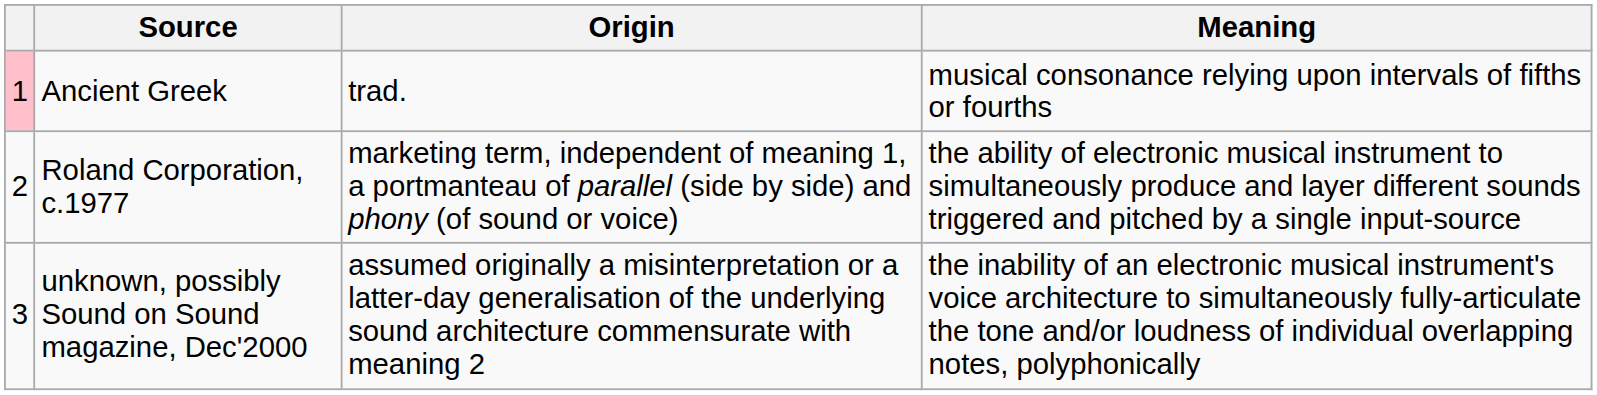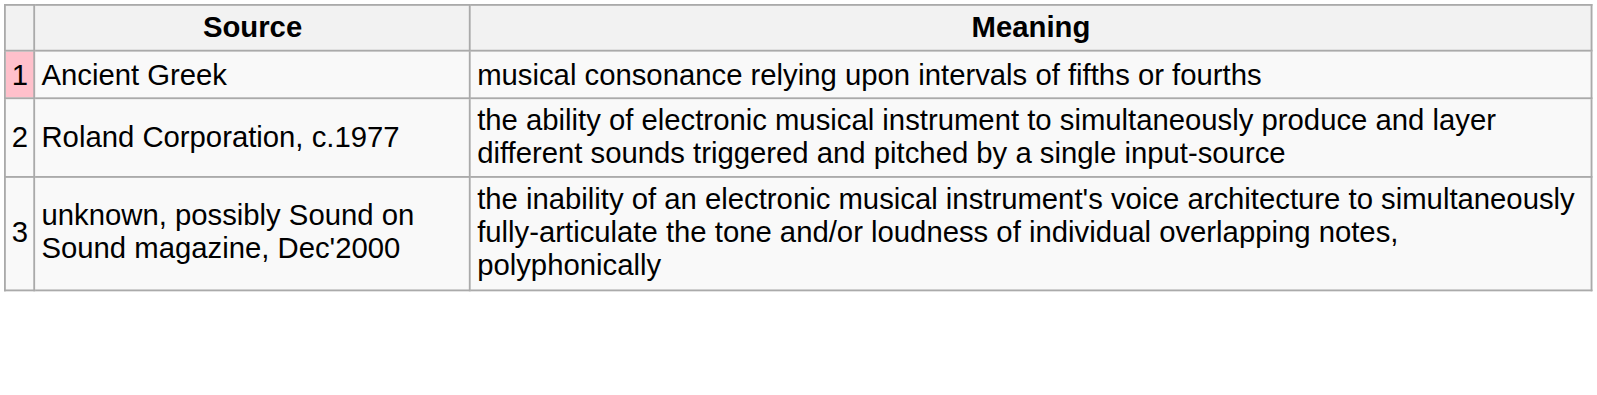- column: (632, 27)
